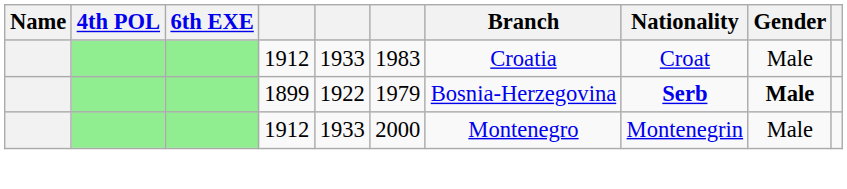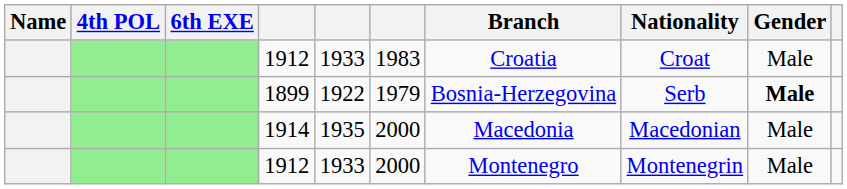(685, 93) bold -> (685, 93) normal
+ row: (38, 130)
